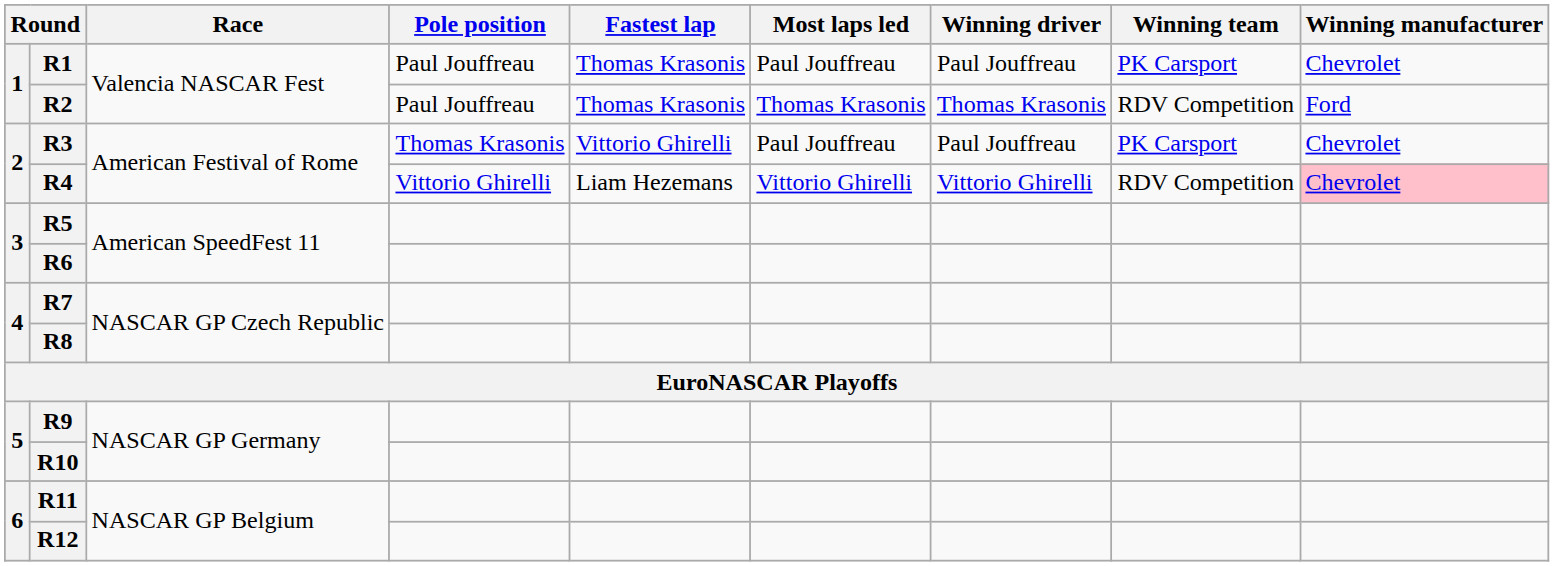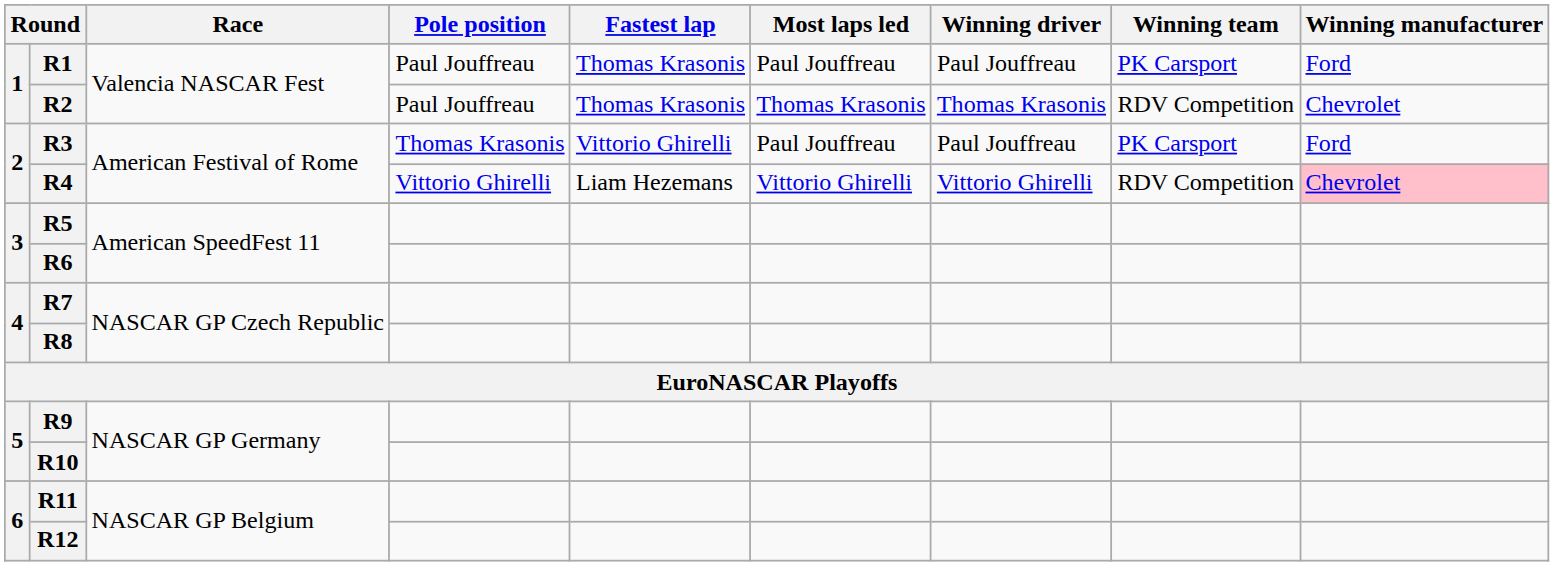(1353, 63) Chevrolet -> (1328, 63) Ford
(1328, 103) Ford -> (1353, 103) Chevrolet
(1353, 143) Chevrolet -> (1328, 143) Ford
